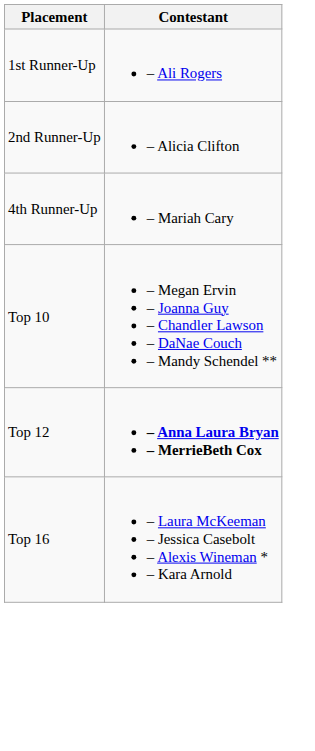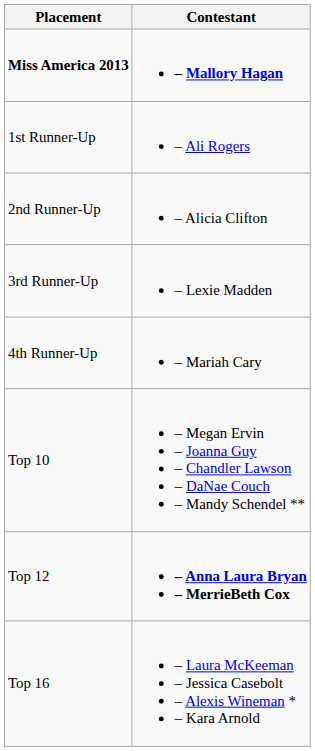+ row: (68, 65)
+ row: (53, 281)
